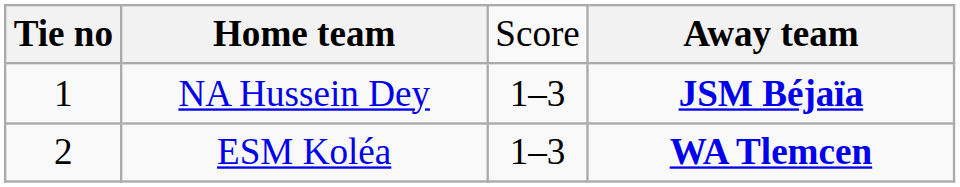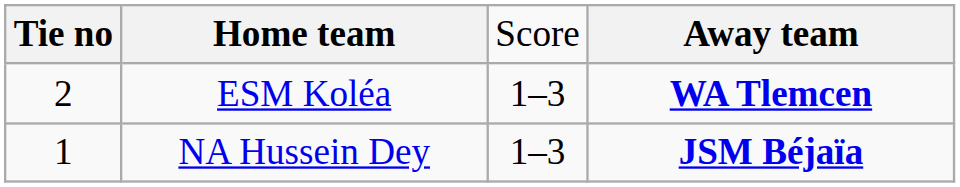rows swapped: (304, 92) <-> (304, 151)
